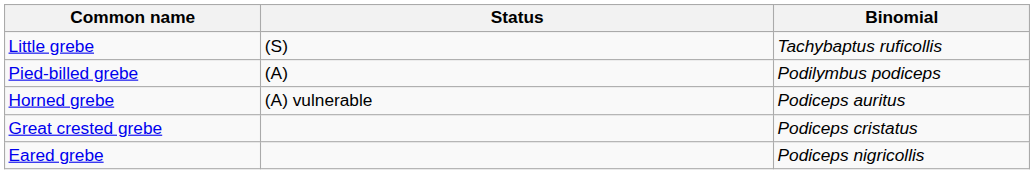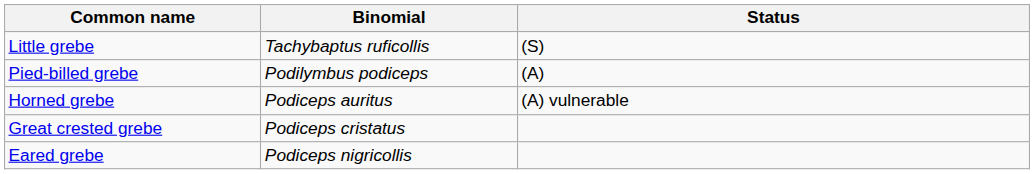columns swapped: (902, 18) <-> (517, 18)
